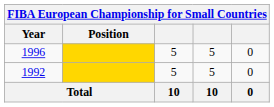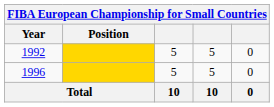rows swapped: (33, 73) <-> (33, 53)
